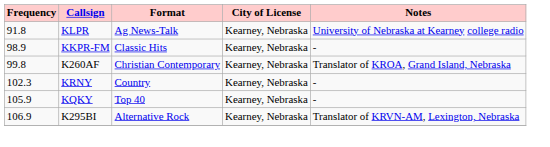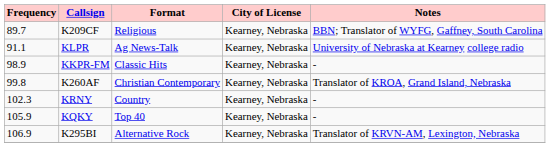+ row: (80, 30)
(16, 30) 91.8 -> (16, 47) 91.1
